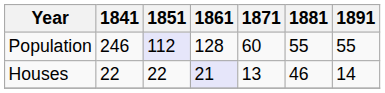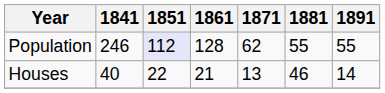(251, 46) 60 -> (251, 46) 62
(110, 74) 22 -> (110, 74) 40
(204, 74) lavender background -> (204, 74) no background
